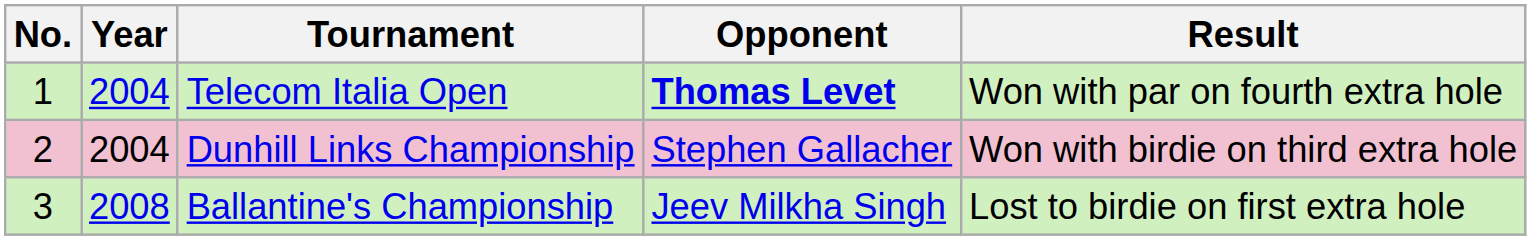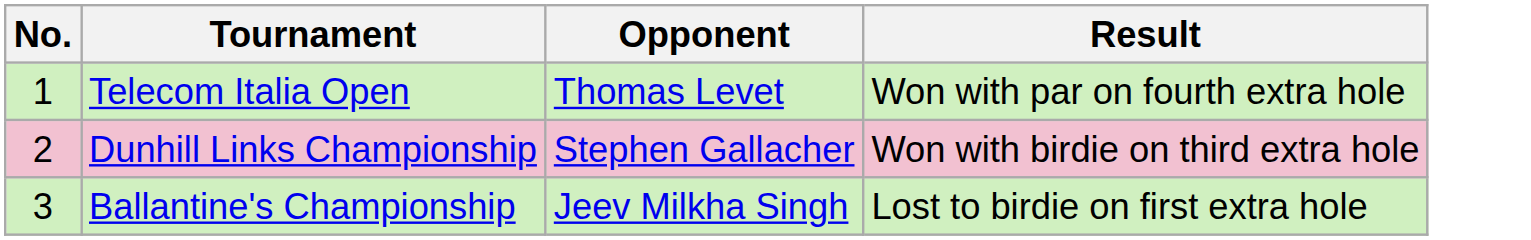- column: (129, 34)
(774, 92) bold -> (669, 92) normal
